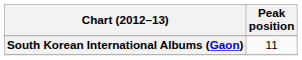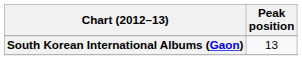(272, 45) 11 -> (272, 45) 13
